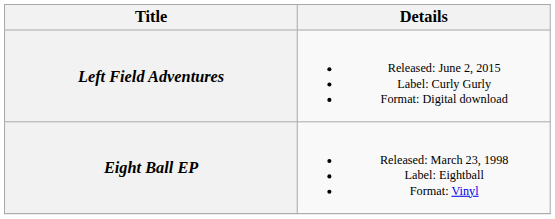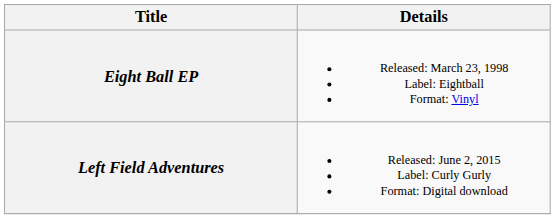rows swapped: (151, 167) <-> (151, 76)
